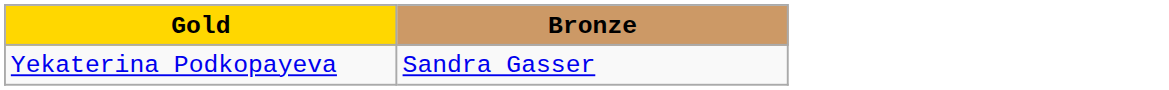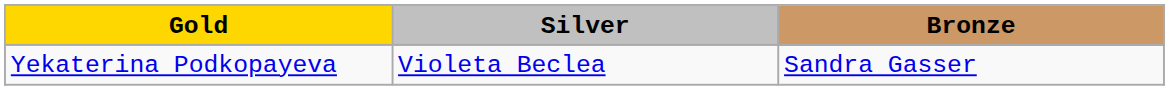+ column: (585, 25)
